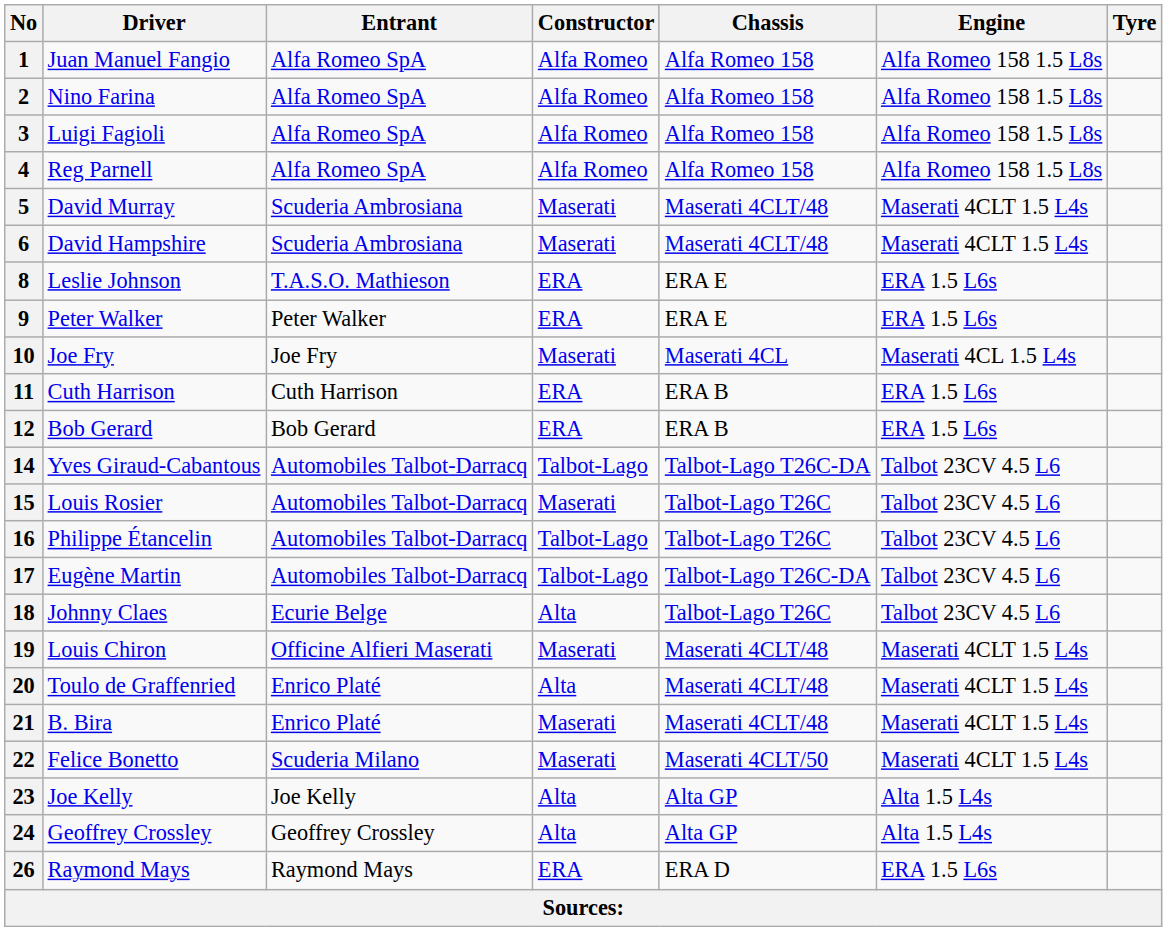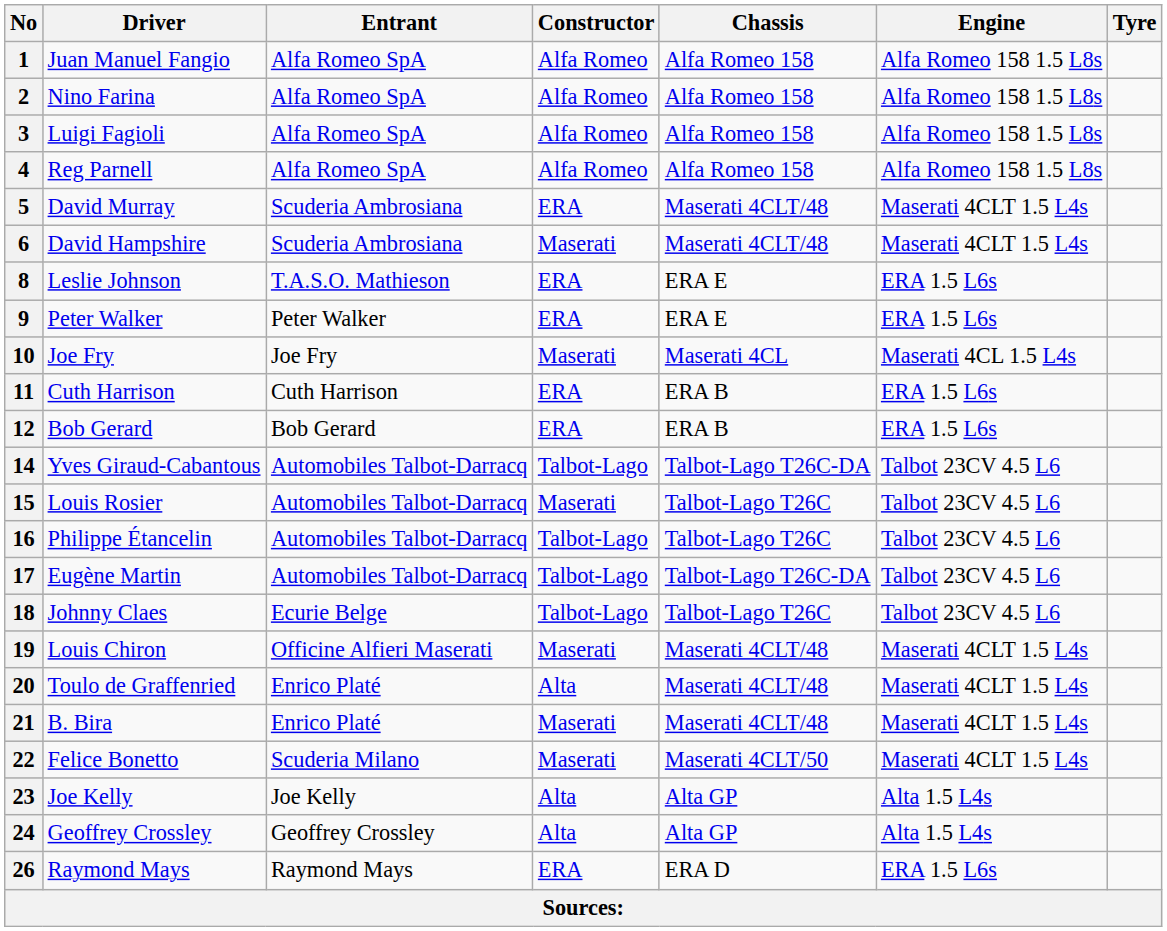(577, 207) Maserati -> (560, 207) ERA
(557, 612) Alta -> (593, 612) Talbot-Lago
